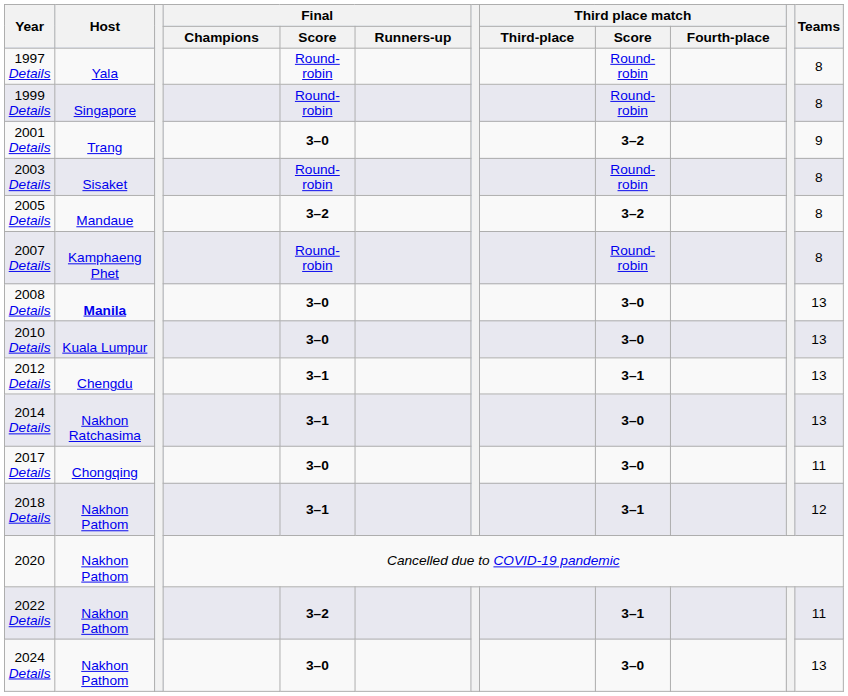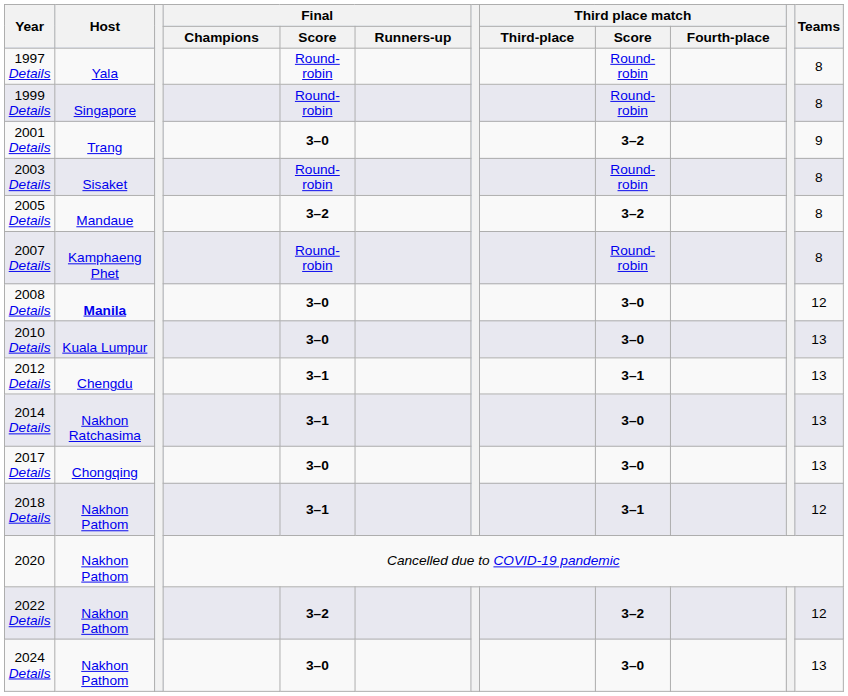(819, 303) 13 -> (819, 303) 12
(819, 465) 11 -> (819, 465) 13
(633, 613) 3–1 -> (633, 613) 3–2
(819, 613) 11 -> (819, 613) 12
